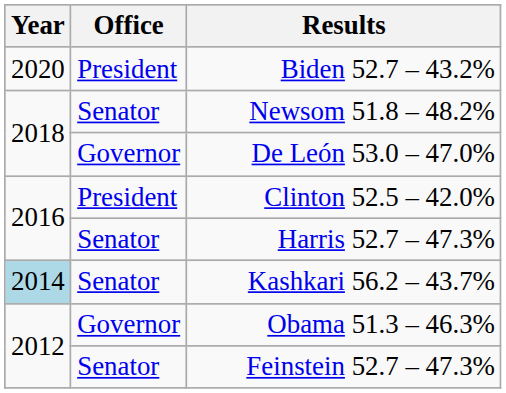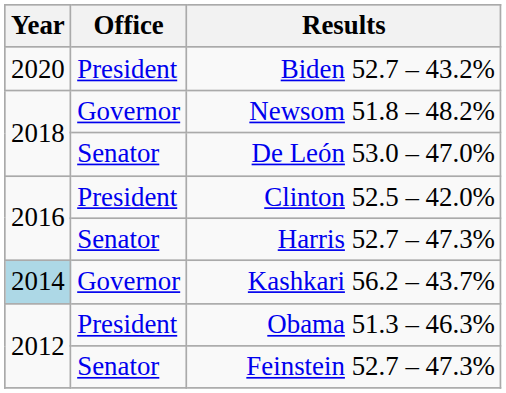(118, 111) Senator -> (129, 111) Governor
(129, 153) Governor -> (118, 153) Senator
(118, 281) Senator -> (129, 281) Governor
(129, 324) Governor -> (127, 324) President
